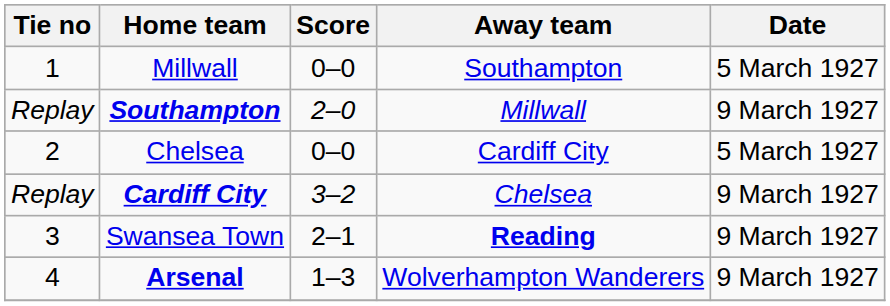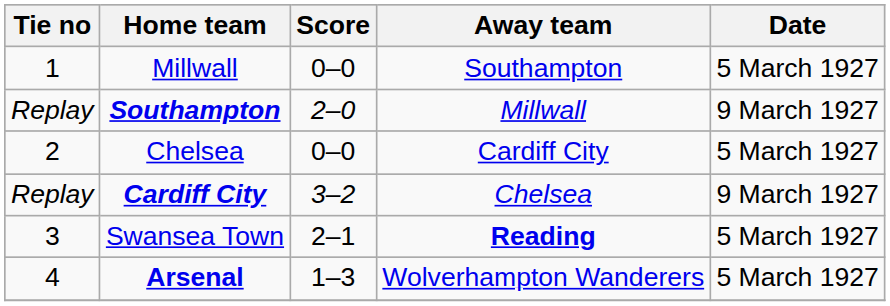(798, 236) 9 March 1927 -> (798, 236) 5 March 1927
(798, 278) 9 March 1927 -> (798, 278) 5 March 1927
